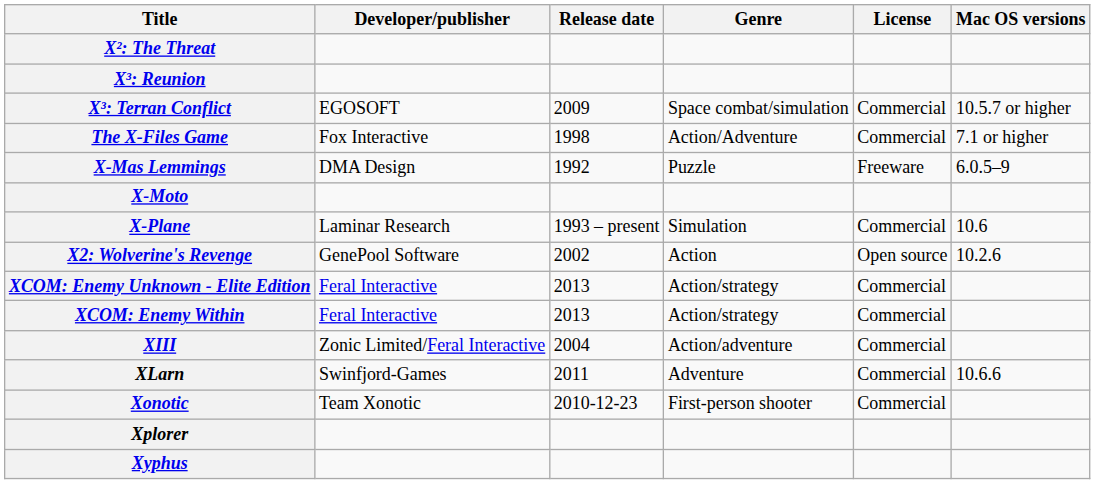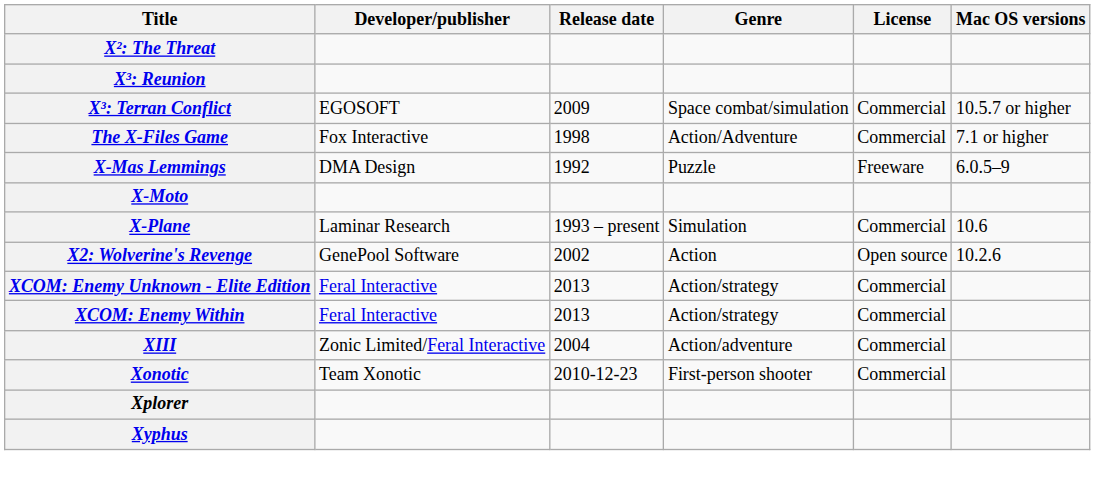- row: (160, 374)
